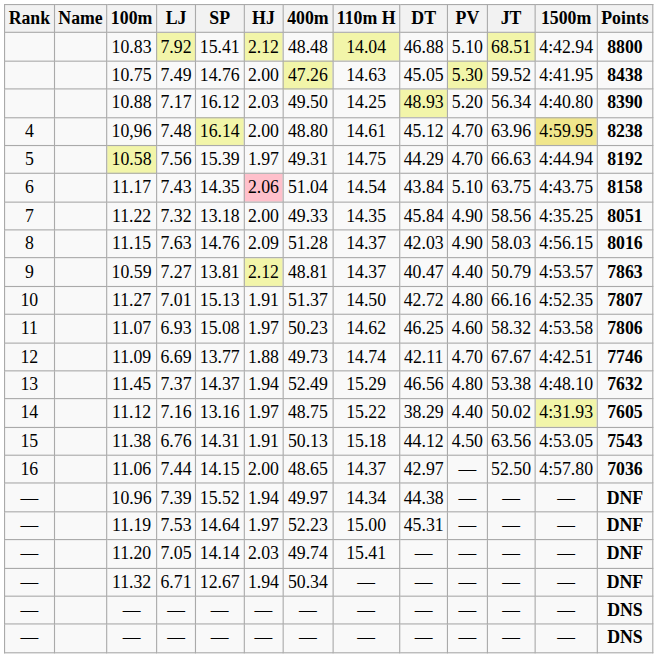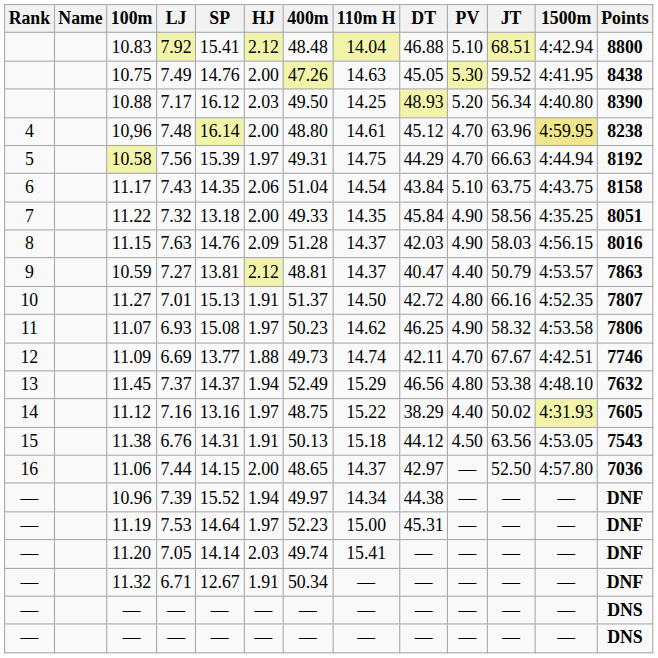(263, 187) pink background -> (263, 187) no background
(467, 328) 4.60 -> (467, 328) 4.90
(263, 581) 1.94 -> (263, 581) 1.91
